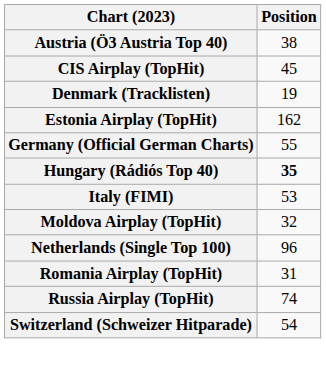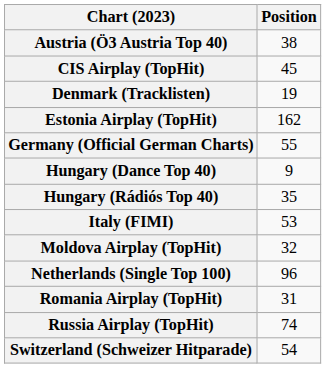+ row: (131, 171)
(289, 171) bold -> (289, 196) normal
